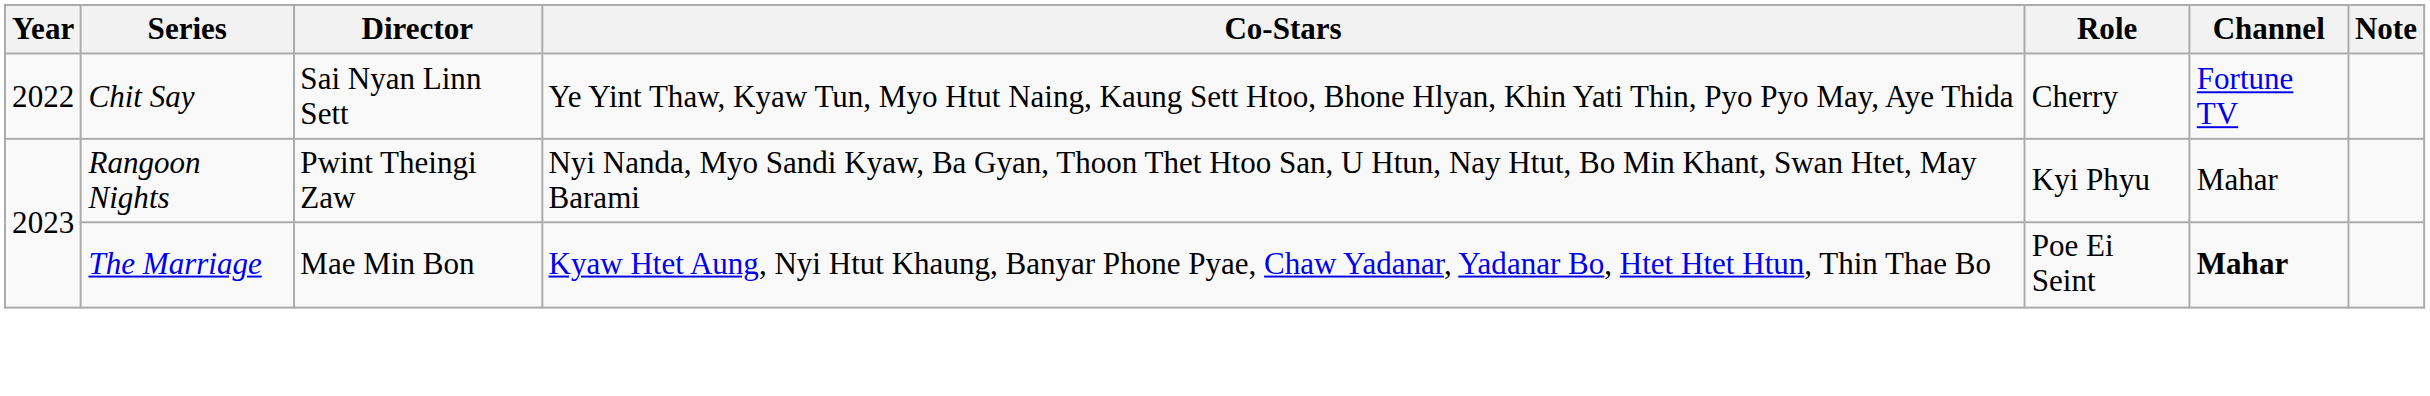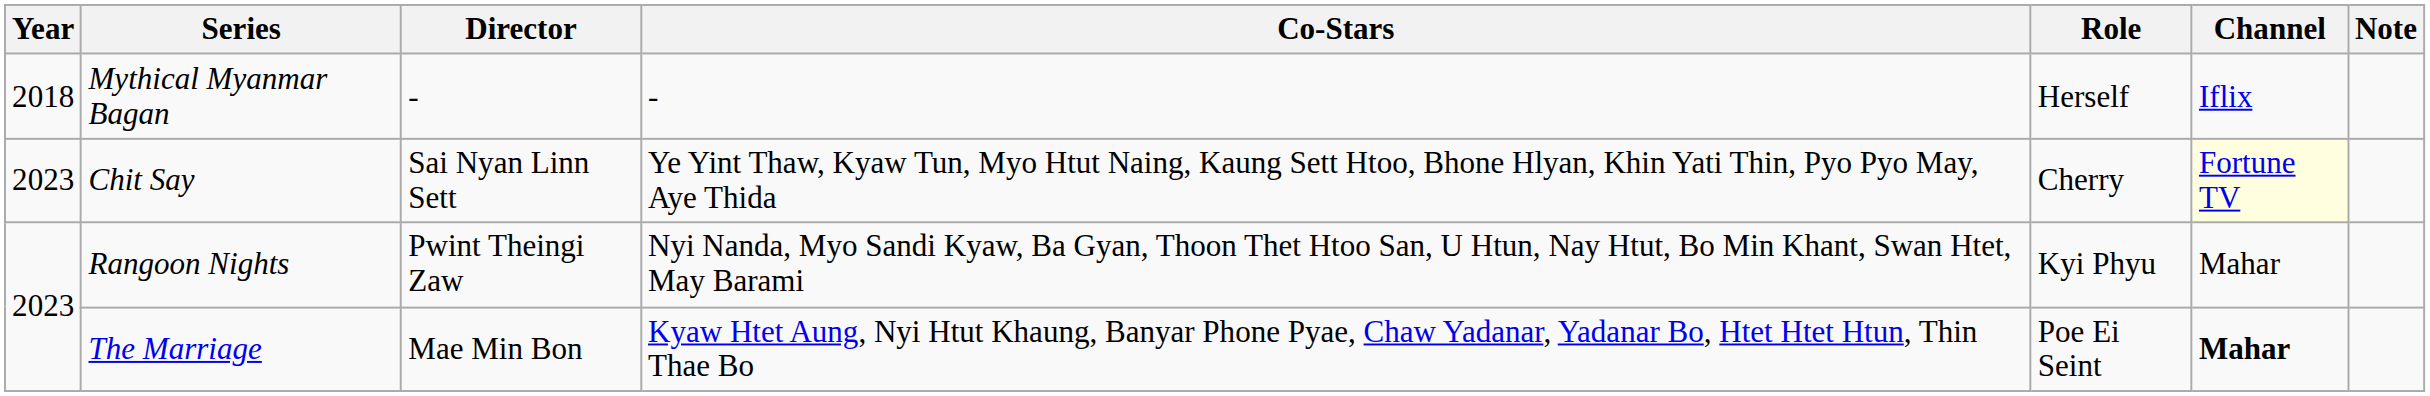+ row: (208, 95)
(43, 95) 2022 -> (43, 179) 2023
(2245, 95) no background -> (2247, 179) lightyellow background
